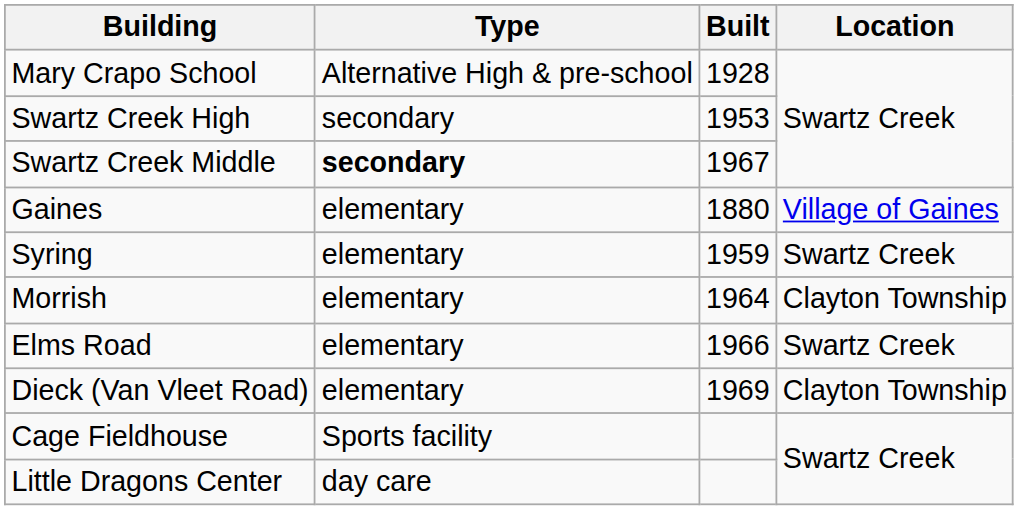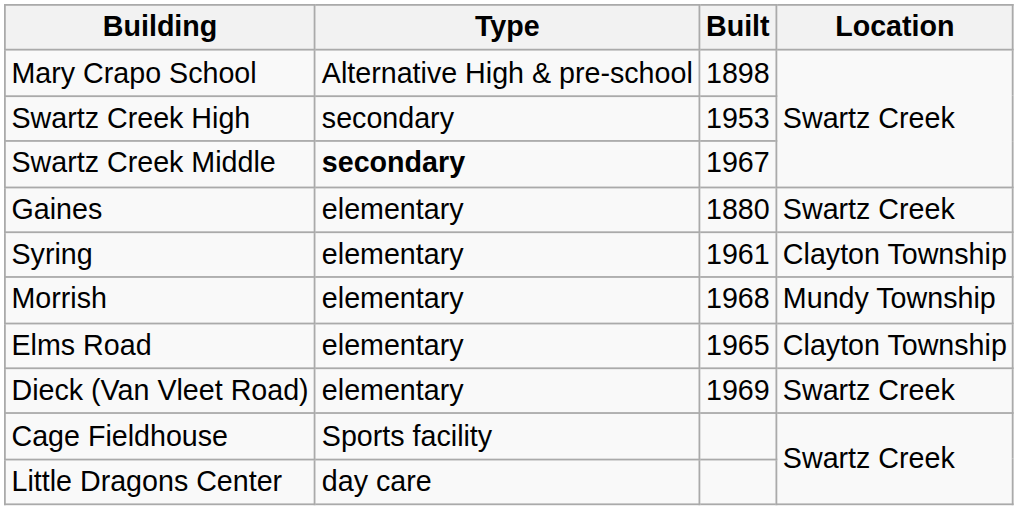(738, 72) 1928 -> (738, 72) 1898
(891, 208) Village of Gaines -> (869, 208) Swartz Creek
(738, 254) 1959 -> (738, 254) 1961
(869, 254) Swartz Creek -> (895, 254) Clayton Township
(738, 299) 1964 -> (738, 299) 1968
(895, 299) Clayton Township -> (889, 299) Mundy Township
(738, 345) 1966 -> (738, 345) 1965
(869, 345) Swartz Creek -> (895, 345) Clayton Township
(895, 390) Clayton Township -> (869, 390) Swartz Creek
